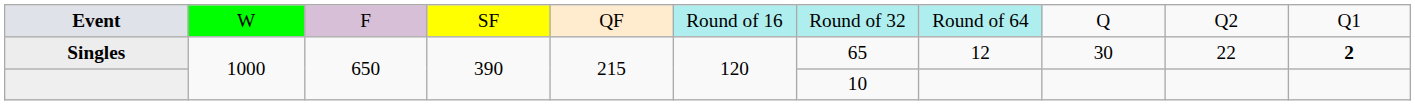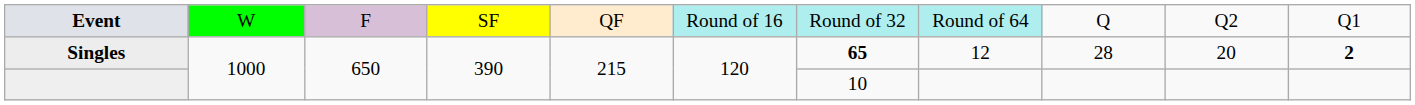(857, 52) normal -> (857, 52) bold
(1103, 52) 30 -> (1103, 52) 28
(1226, 52) 22 -> (1226, 52) 20
